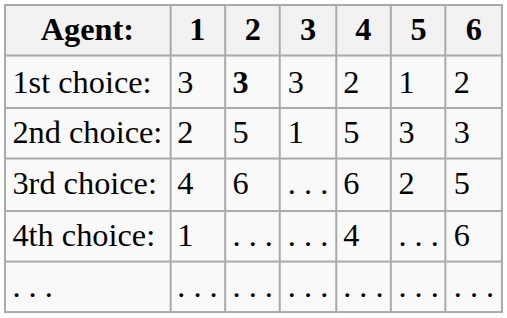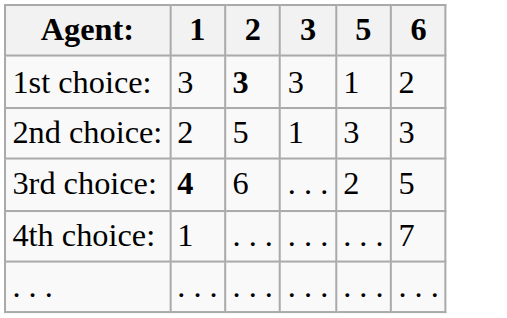- column: (363, 30)
(185, 183) normal -> (185, 183) bold
(462, 235) 6 -> (407, 235) 7
